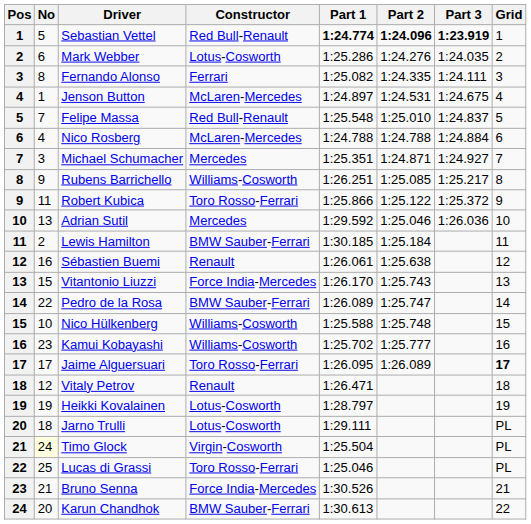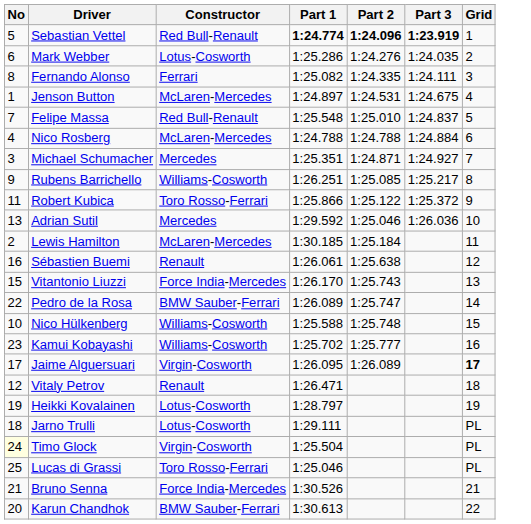- column: (20, 14)
(250, 241) BMW Sauber-Ferrari -> (215, 241) McLaren-Mercedes
(244, 364) Toro Rosso-Ferrari -> (205, 364) Virgin-Cosworth
